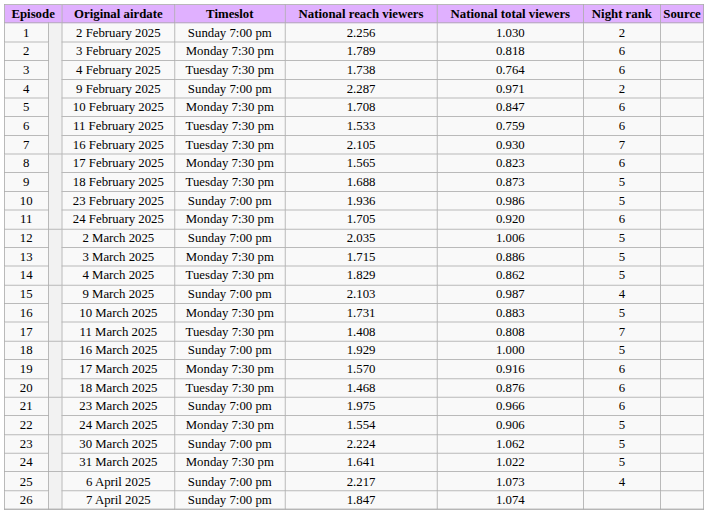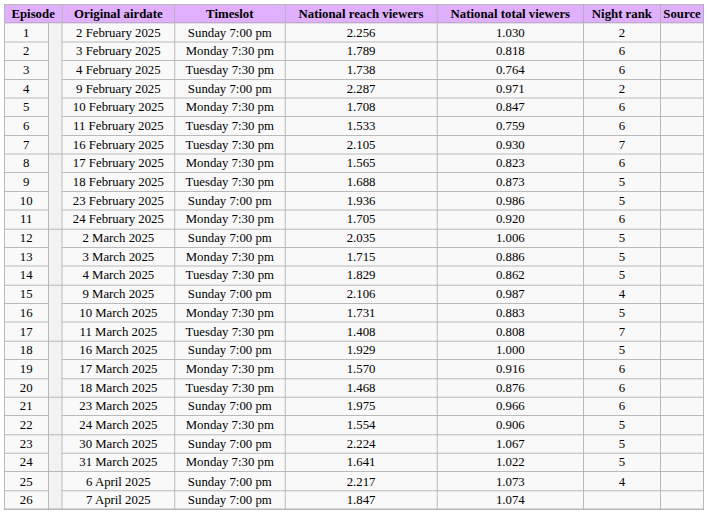(361, 294) 2.103 -> (361, 294) 2.106
(510, 443) 1.062 -> (510, 443) 1.067
